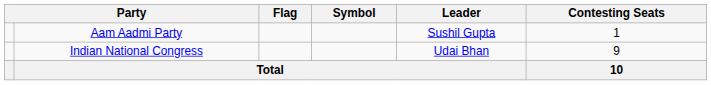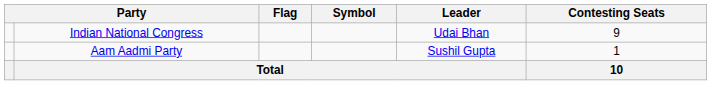rows swapped: (136, 51) <-> (136, 32)
